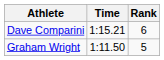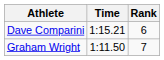(144, 47) 5 -> (144, 47) 7
